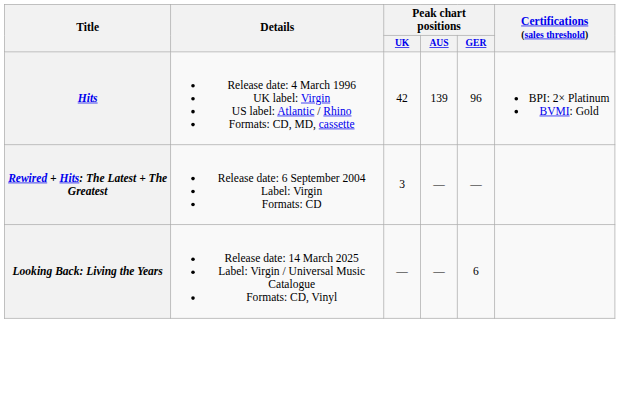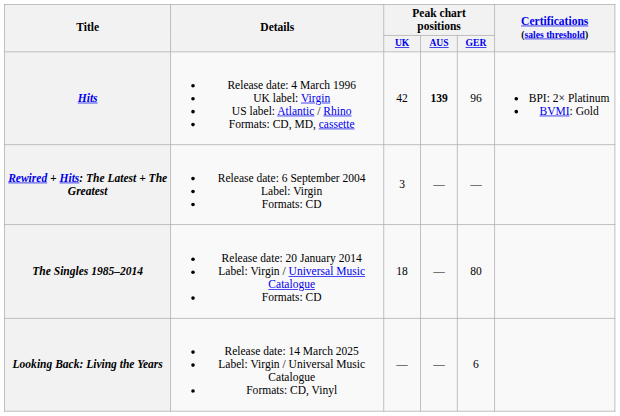(439, 98) normal -> (439, 98) bold
+ row: (88, 271)
